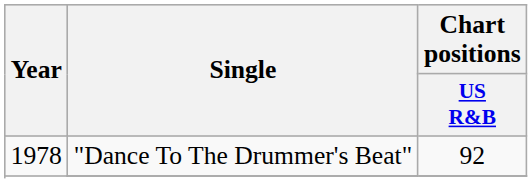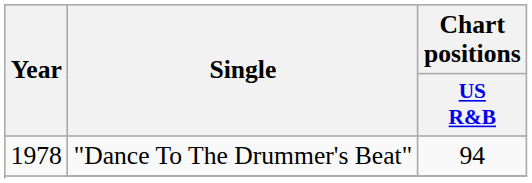(472, 155) 92 -> (472, 155) 94
